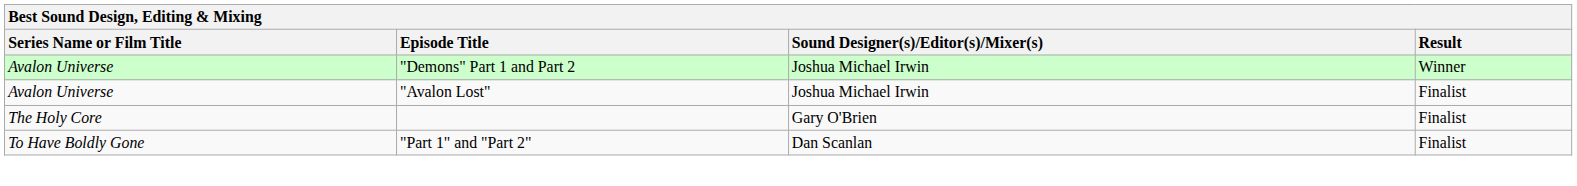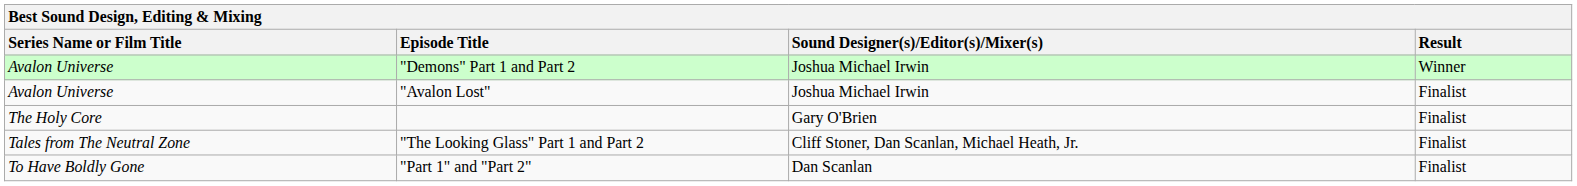+ row: (522, 142)
